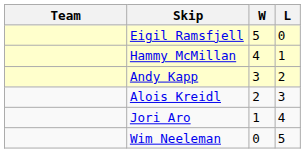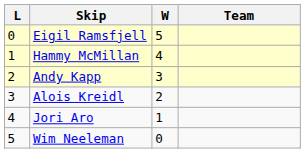columns swapped: (66, 15) <-> (287, 15)
